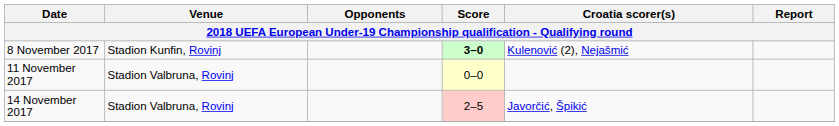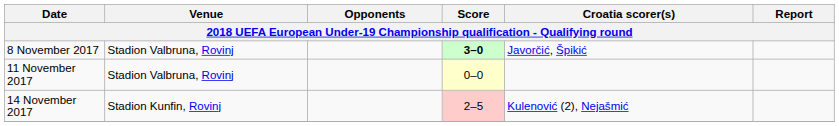(164, 50) Stadion Kunfin, Rovinj -> (171, 50) Stadion Valbruna, Rovinj
(568, 50) Kulenović (2), Nejašmić -> (547, 50) Javorčić, Špikić
(171, 106) Stadion Valbruna, Rovinj -> (164, 106) Stadion Kunfin, Rovinj
(547, 106) Javorčić, Špikić -> (568, 106) Kulenović (2), Nejašmić
